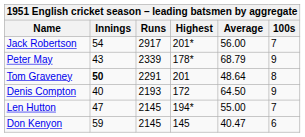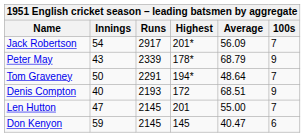(233, 44) 56.00 -> (233, 44) 56.09
(98, 76) bold -> (98, 76) normal
(181, 76) 201 -> (183, 76) 194*
(274, 76) 8 -> (274, 76) 7
(233, 92) 64.50 -> (233, 92) 68.51
(183, 108) 194* -> (181, 108) 201
